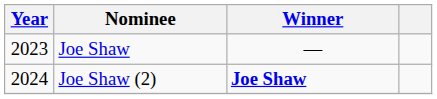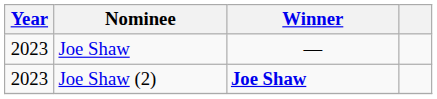(29, 78) 2024 -> (29, 78) 2023
